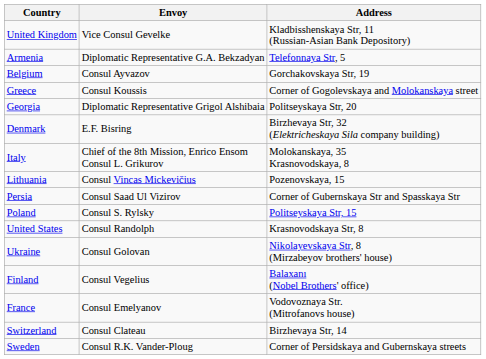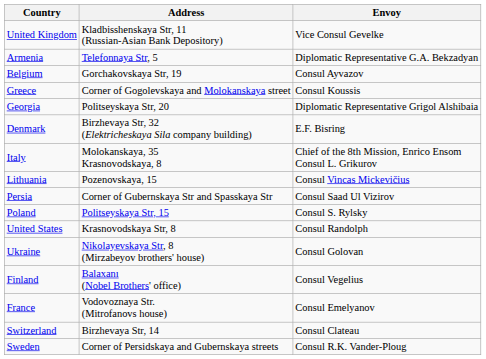columns swapped: (173, 12) <-> (374, 12)
